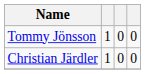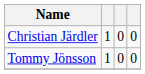rows swapped: (53, 58) <-> (52, 36)
